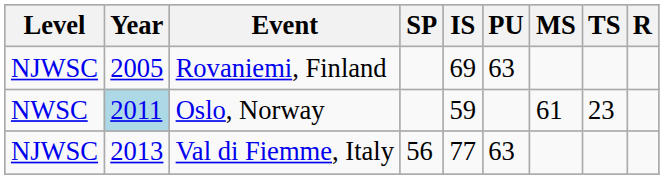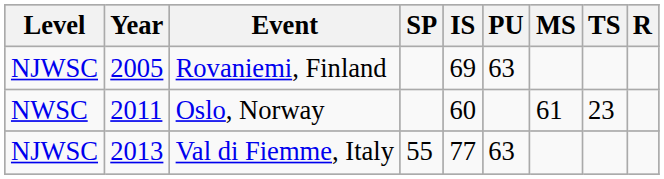(136, 109) lightblue background -> (136, 109) no background
(463, 109) 59 -> (463, 109) 60
(420, 151) 56 -> (420, 151) 55
